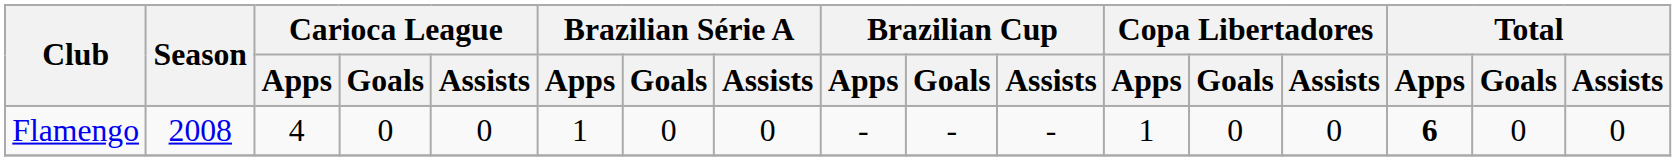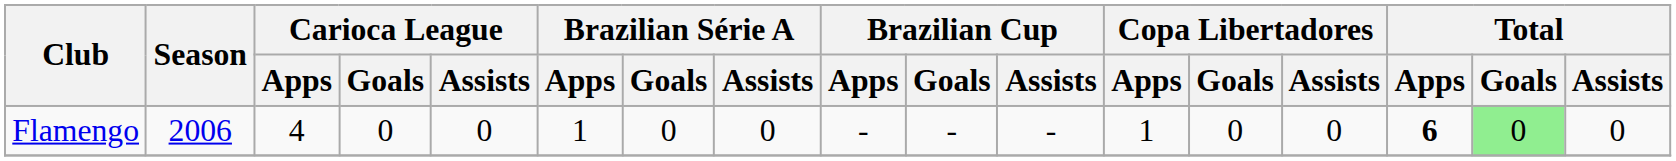(200, 130) 2008 -> (200, 130) 2006
(1518, 130) no background -> (1518, 130) lightgreen background
